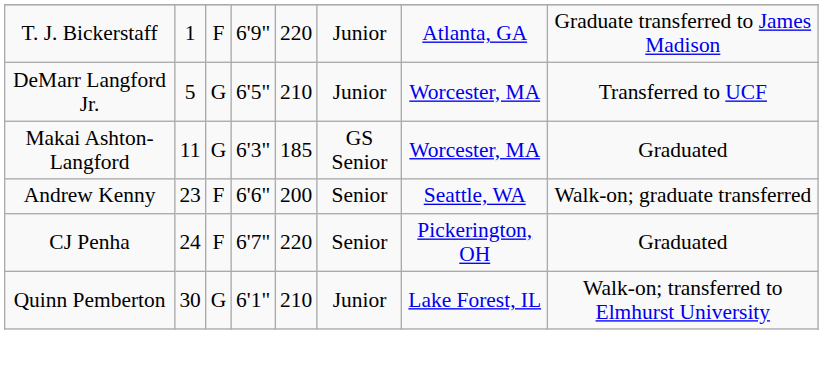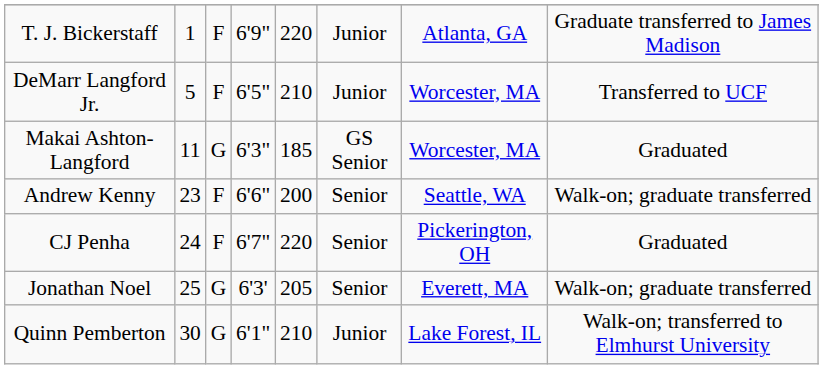(218, 91) G -> (218, 91) F
+ row: (90, 287)
